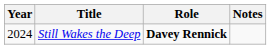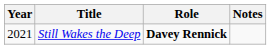(20, 34) 2024 -> (20, 34) 2021
